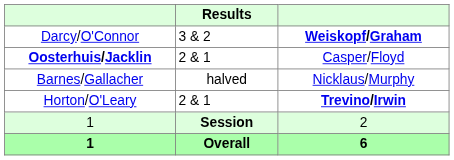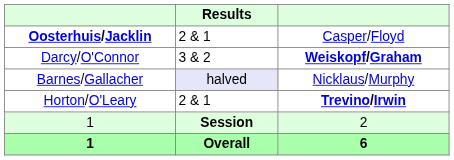rows swapped: (90, 58) <-> (90, 36)
(227, 79) no background -> (227, 79) lavender background
